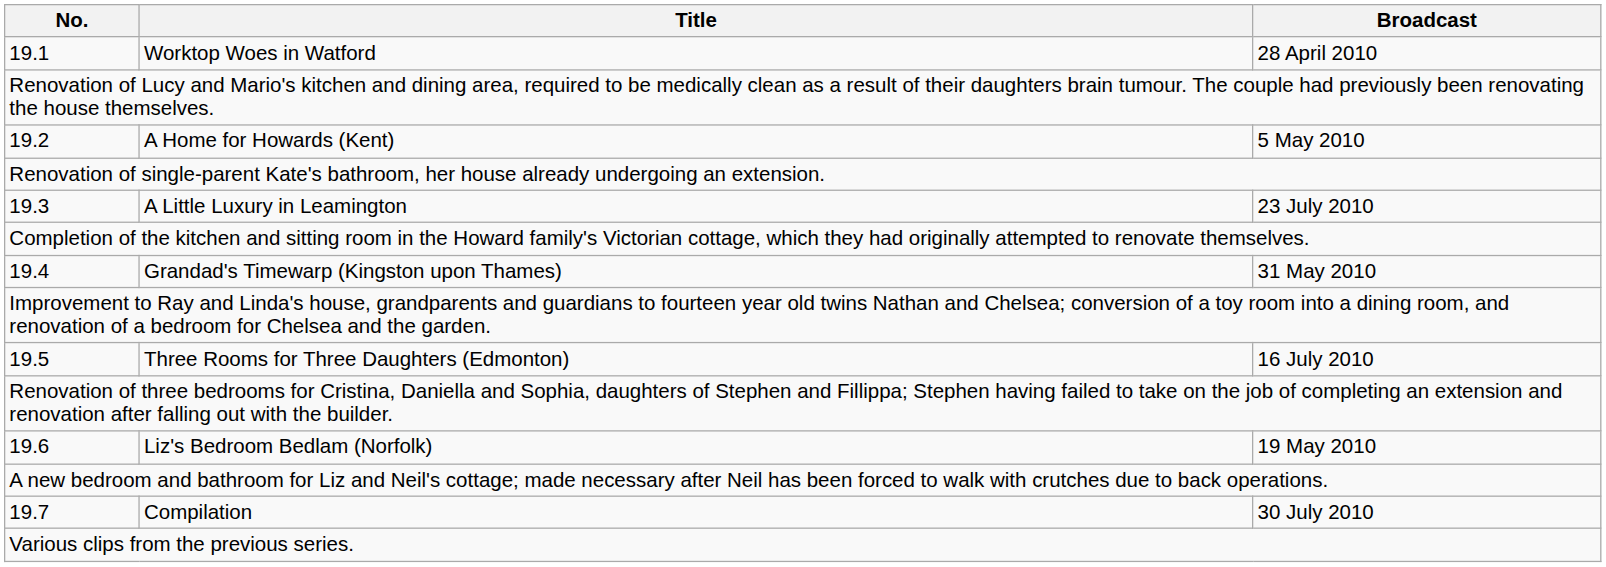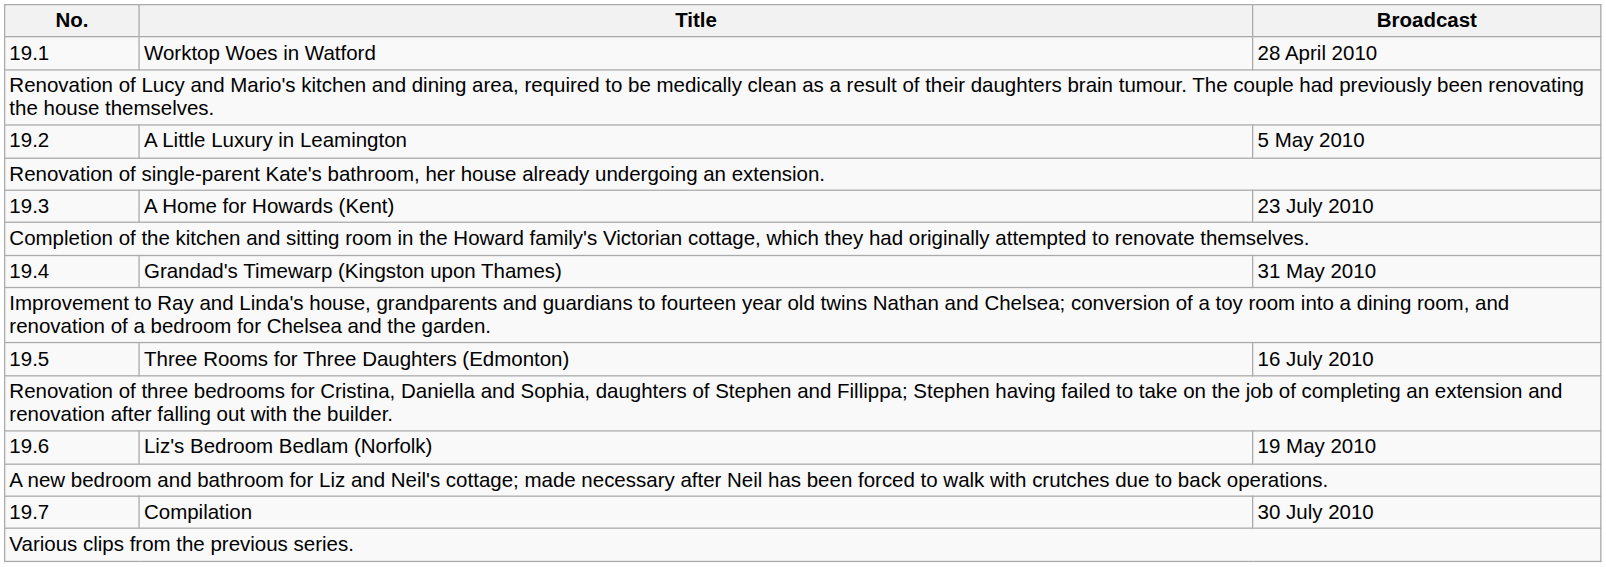(269, 141) A Home for Howards (Kent) -> (275, 141) A Little Luxury in Leamington
(275, 206) A Little Luxury in Leamington -> (269, 206) A Home for Howards (Kent)
